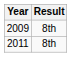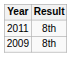rows swapped: (18, 28) <-> (18, 44)
